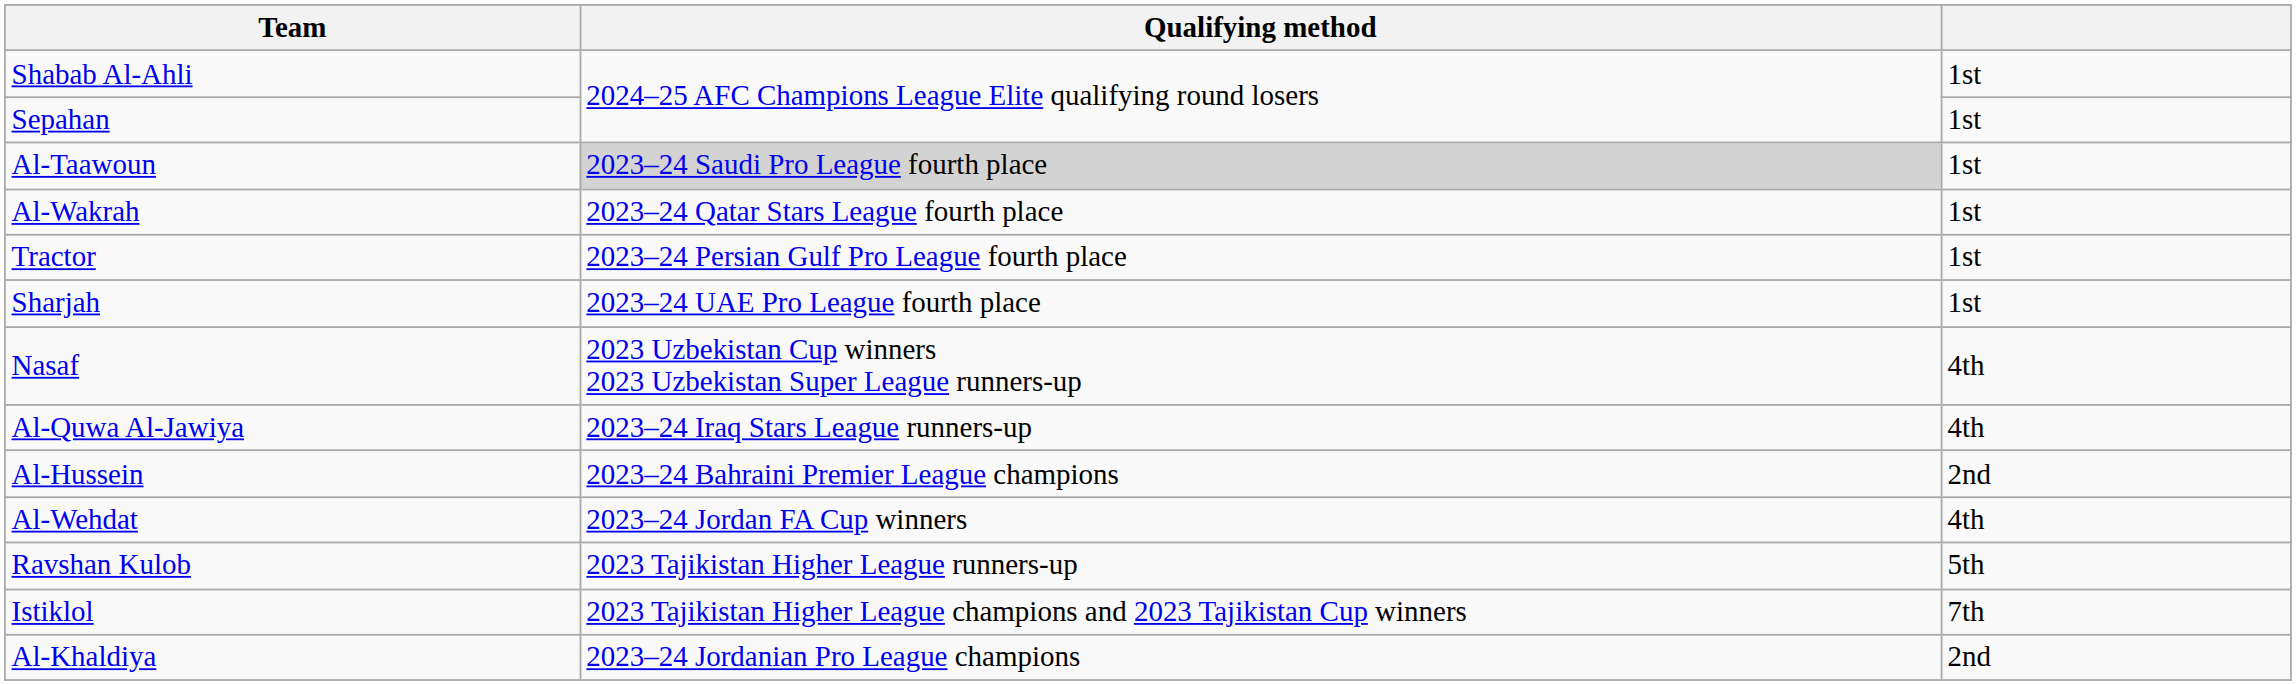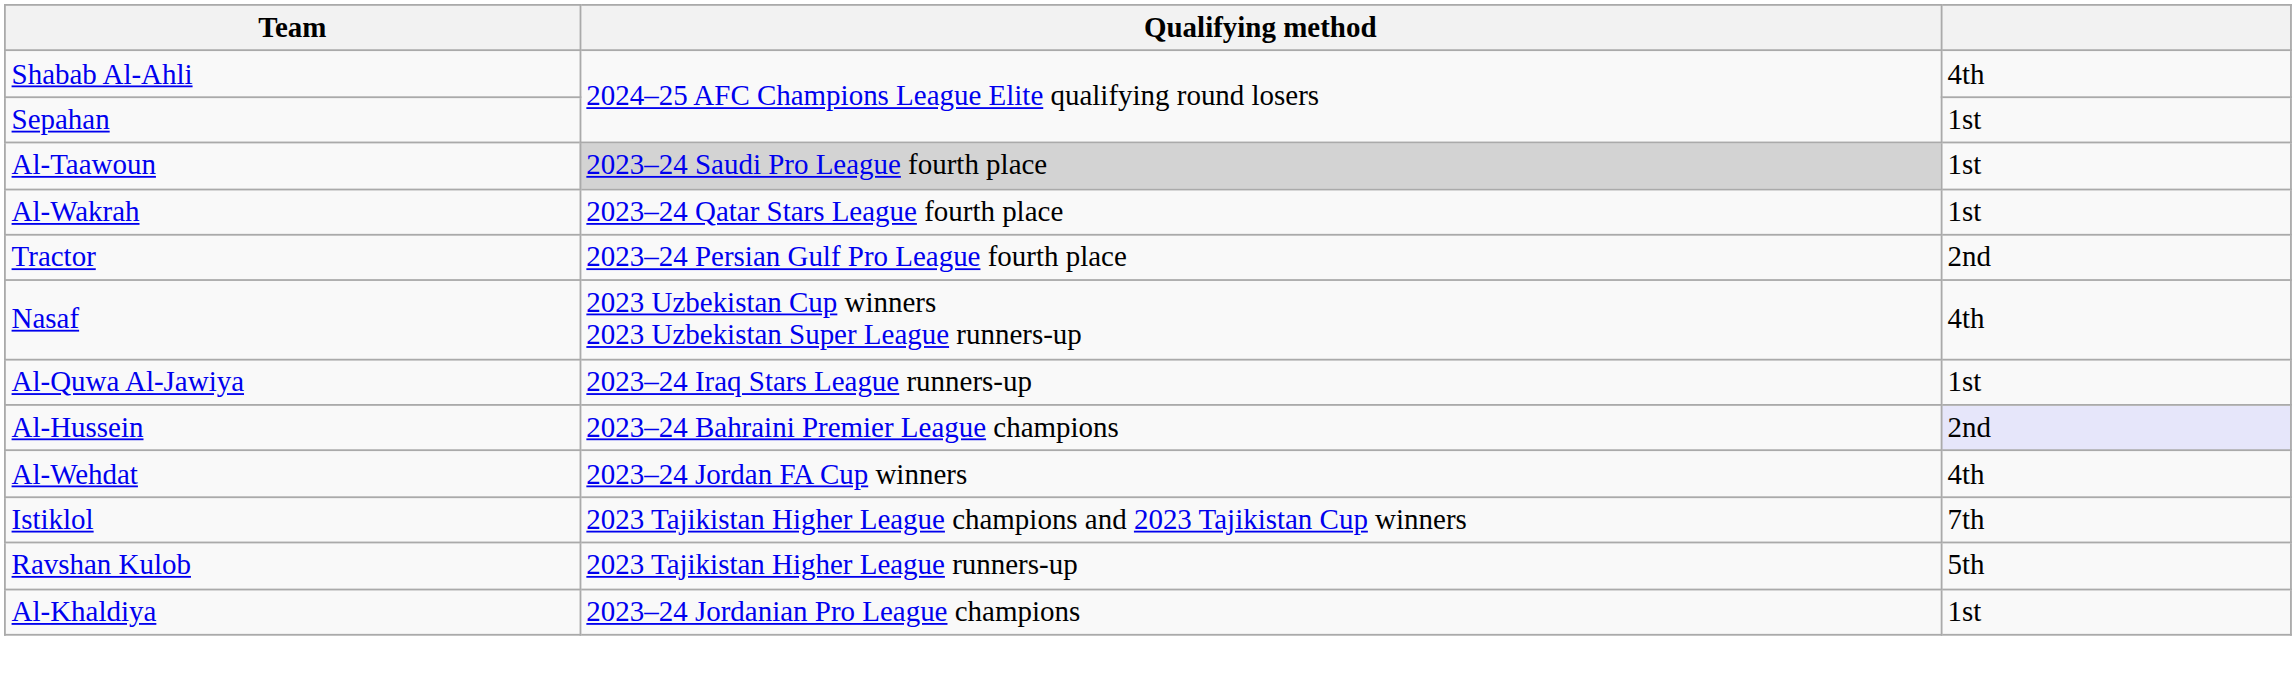(1964, 73) 1st -> (1966, 73) 4th
(1964, 257) 1st -> (1969, 257) 2nd
- row: (56, 303)
(1966, 427) 4th -> (1964, 381) 1st
(1969, 473) no background -> (1969, 427) lavender background
rows swapped: (53, 611) <-> (101, 565)
(1969, 657) 2nd -> (1964, 611) 1st
